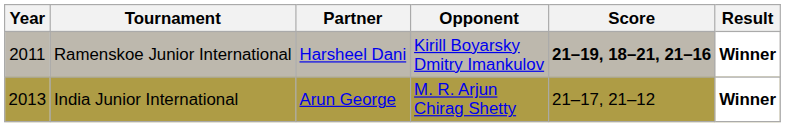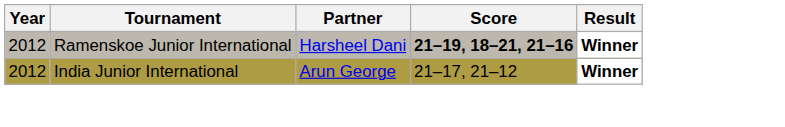- column: (479, 18)
(27, 54) 2011 -> (27, 45) 2012
(27, 100) 2013 -> (27, 72) 2012
